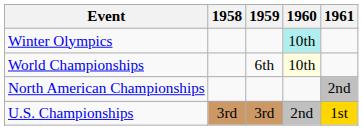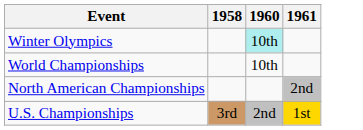- column: (264, 16)
(302, 64) lightyellow background -> (264, 64) no background
